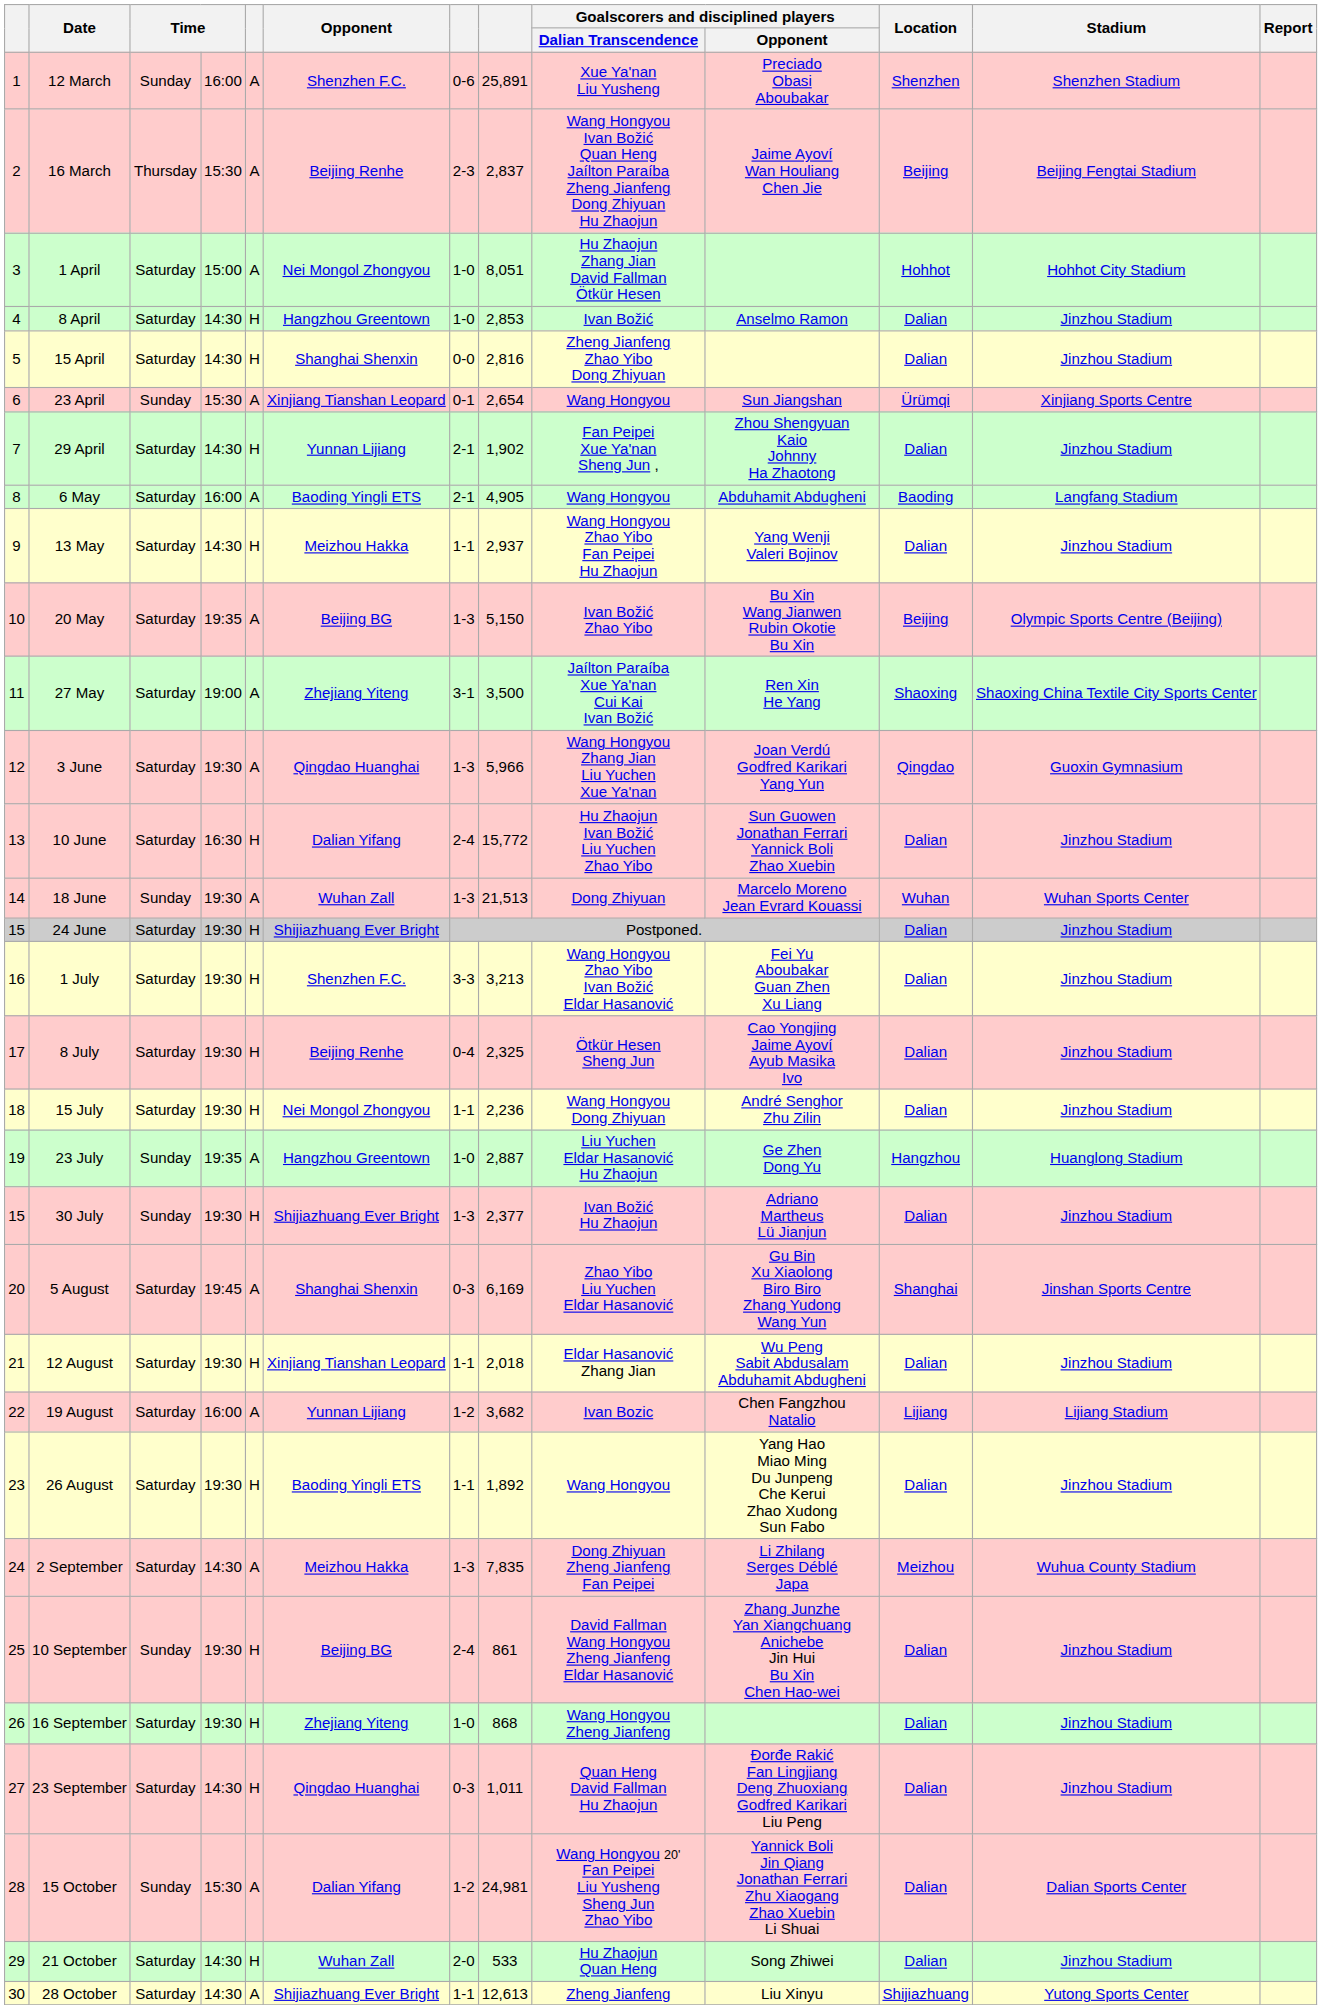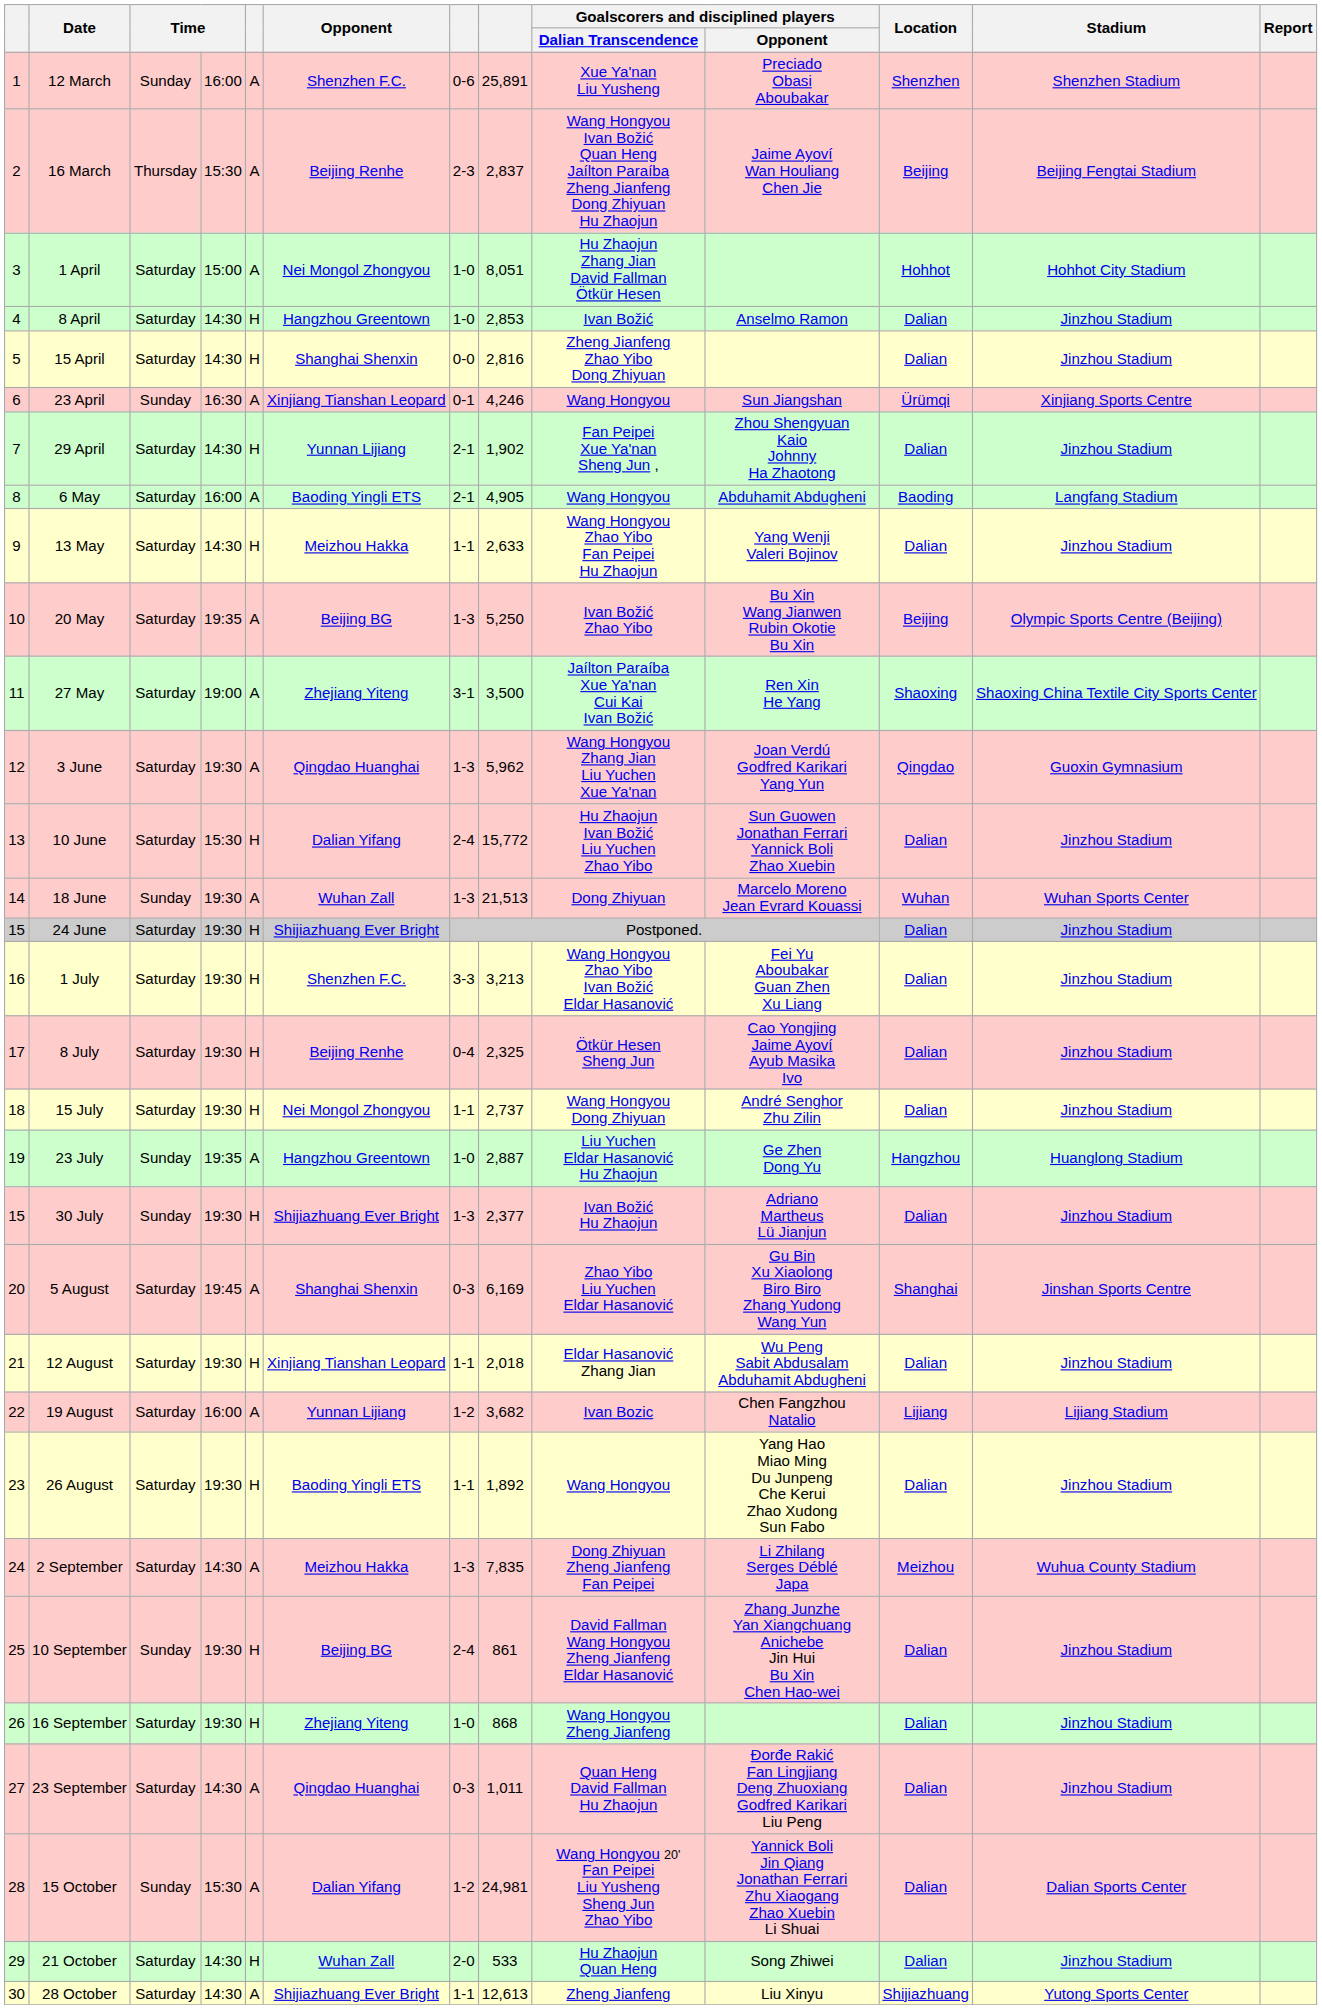(223, 399) 15:30 -> (223, 399) 16:30
(505, 399) 2,654 -> (505, 399) 4,246
(505, 545) 2,937 -> (505, 545) 2,633
(505, 619) 5,150 -> (505, 619) 5,250
(505, 767) 5,966 -> (505, 767) 5,962
(223, 840) 16:30 -> (223, 840) 15:30
(505, 1109) 2,236 -> (505, 1109) 2,737
(254, 1788) H -> (254, 1788) A
